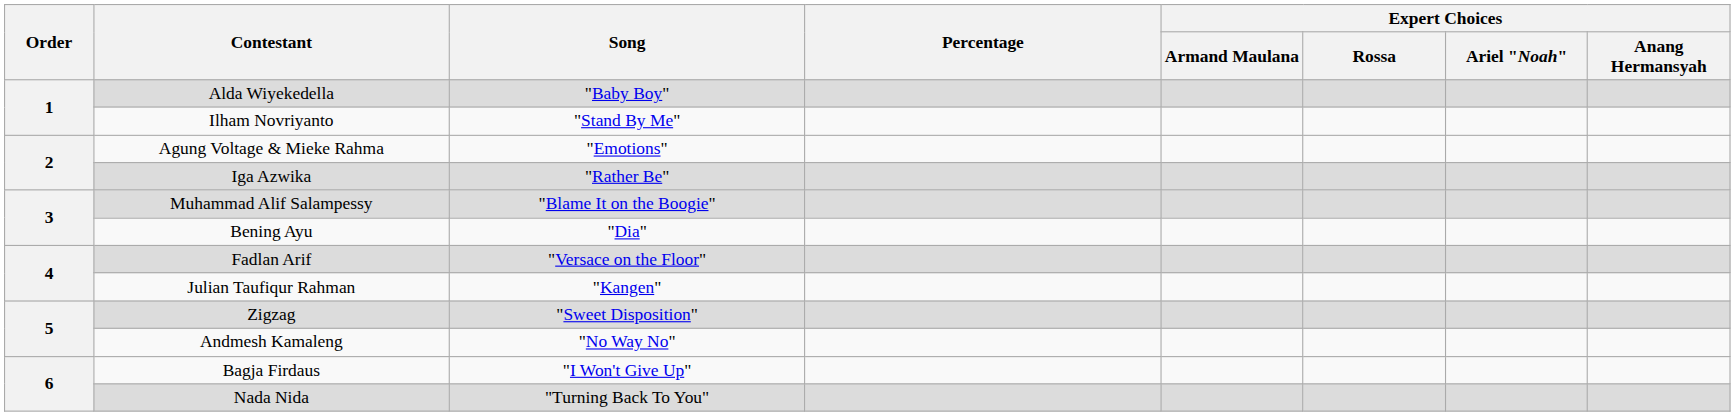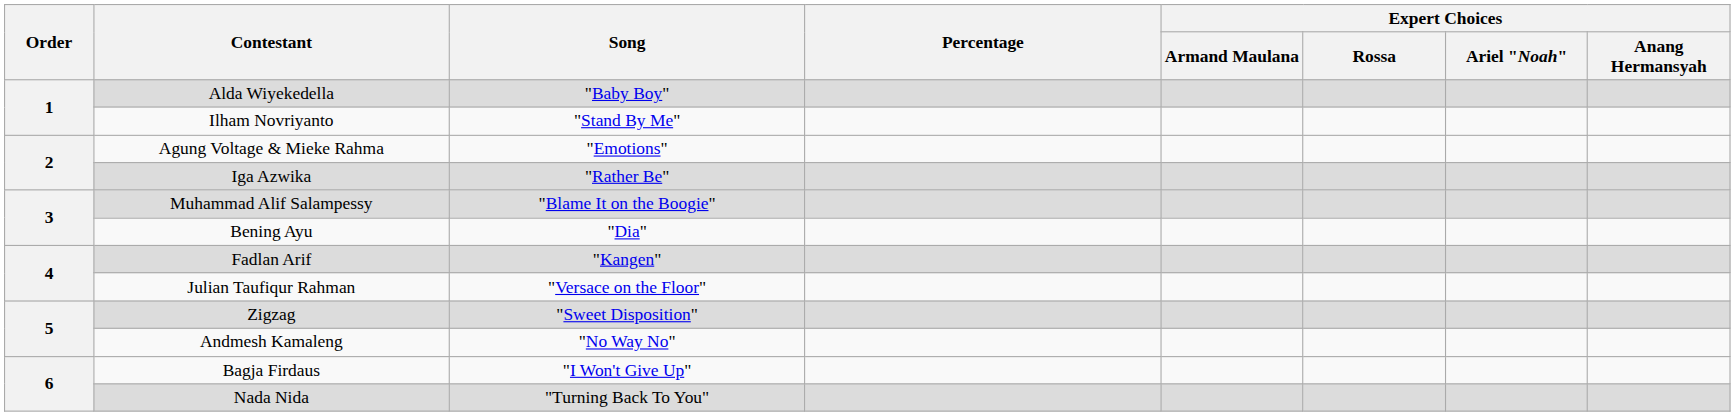(627, 259) "Versace on the Floor" -> (627, 259) "Kangen"
(627, 286) "Kangen" -> (627, 286) "Versace on the Floor"
